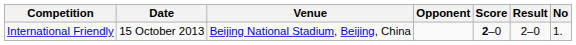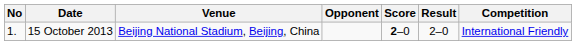columns swapped: (561, 13) <-> (60, 13)
